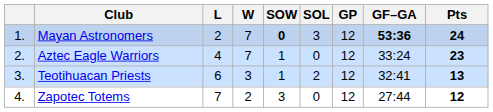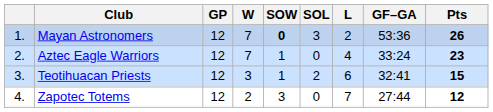columns swapped: (348, 14) <-> (218, 14)
(394, 35) bold -> (394, 35) normal
(457, 35) 24 -> (457, 35) 26
(457, 76) 13 -> (457, 76) 15
